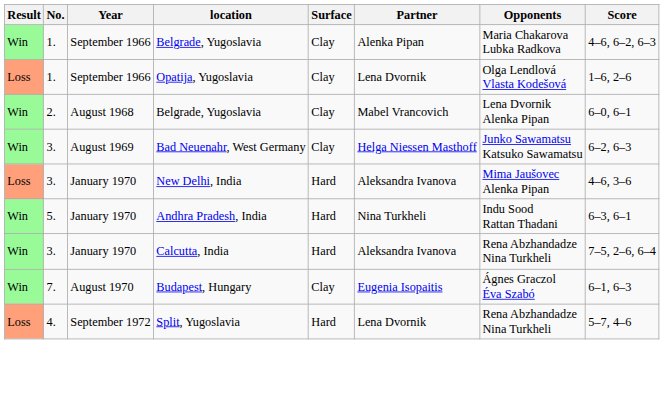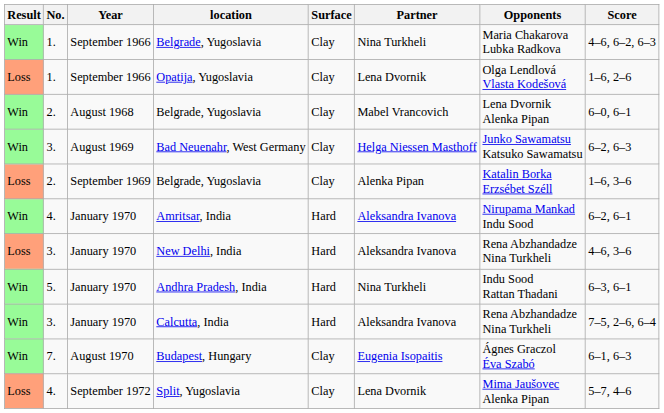(391, 42) Alenka Pipan -> (392, 42) Nina Turkheli
+ row: (110, 181)
+ row: (103, 216)
(521, 181) Mima Jaušovec Alenka Pipan -> (530, 251) Rena Abzhandadze Nina Turkheli
(324, 321) Hard -> (323, 391) Clay
(530, 321) Rena Abzhandadze Nina Turkheli -> (521, 391) Mima Jaušovec Alenka Pipan
